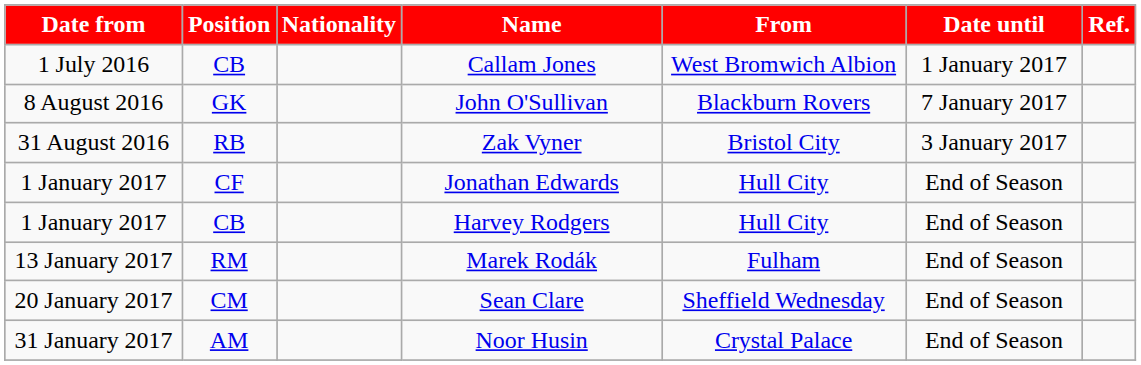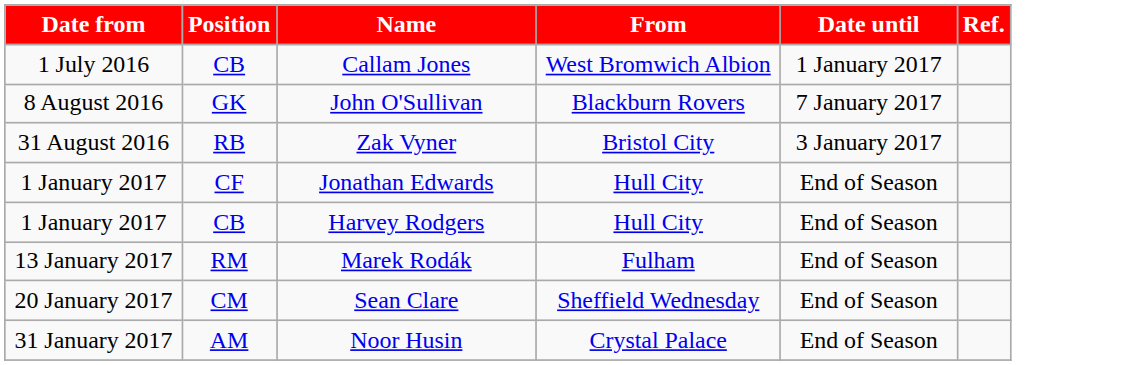- column: (339, 24)
